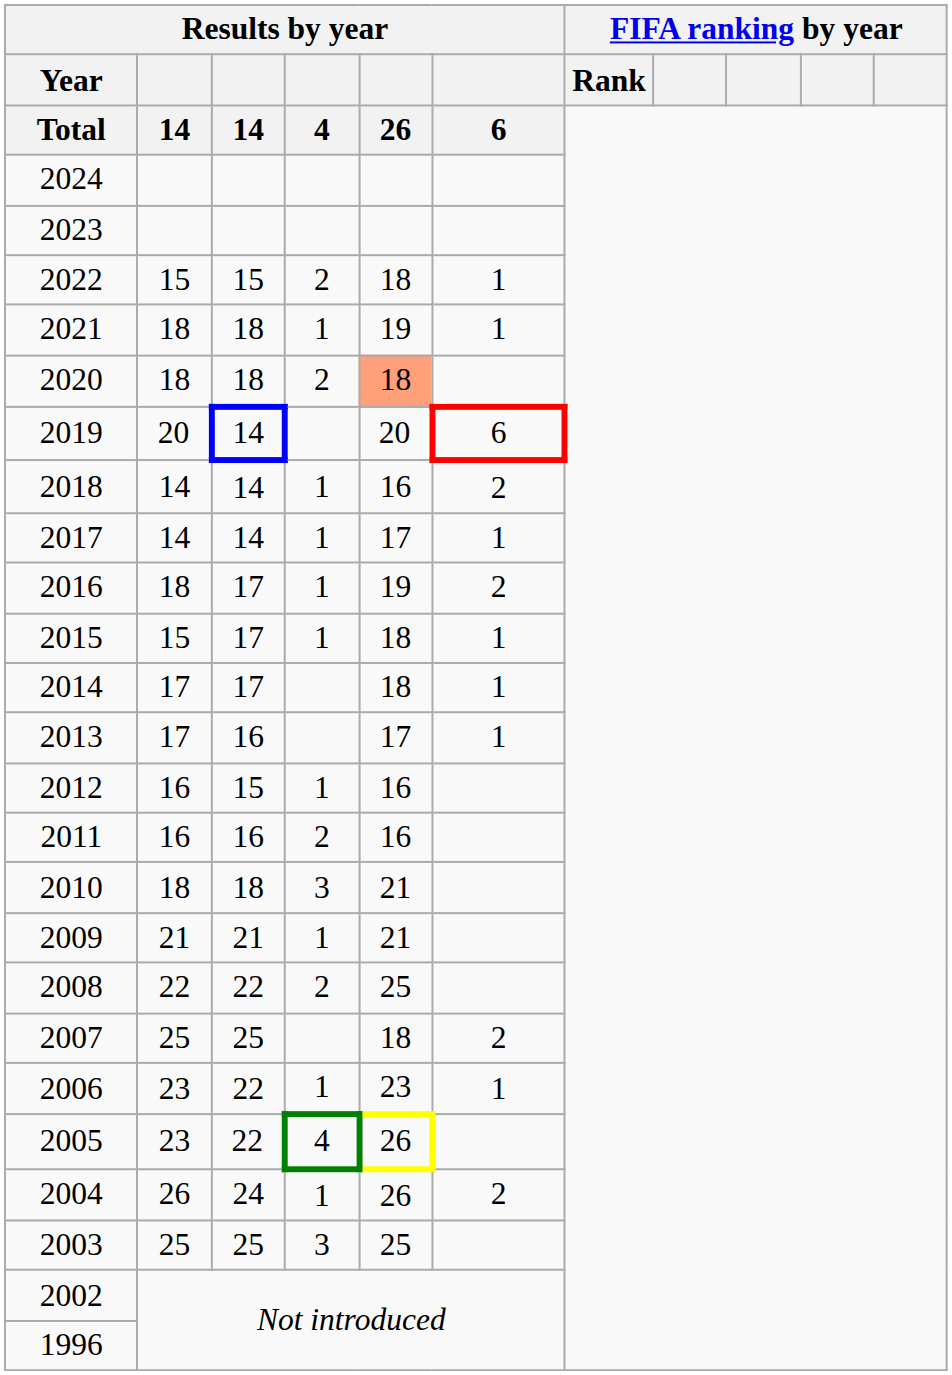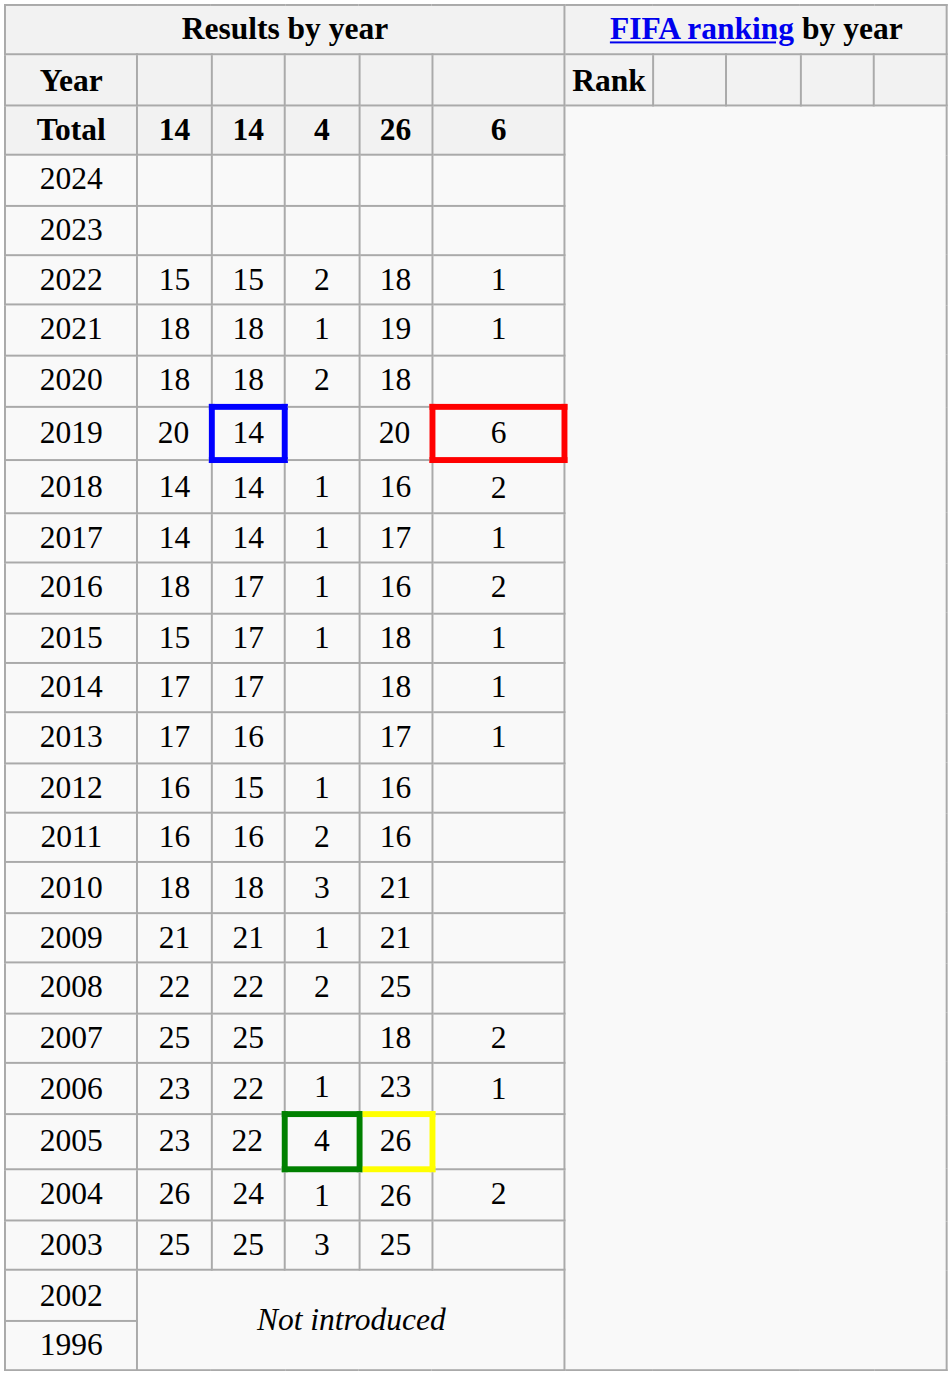(395, 380) lightsalmon background -> (395, 380) no background
(395, 587) 19 -> (395, 587) 16
